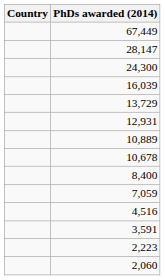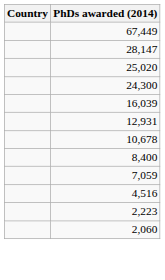+ row: (142, 67)
- row: (142, 103)
- row: (142, 139)
- row: (145, 229)
